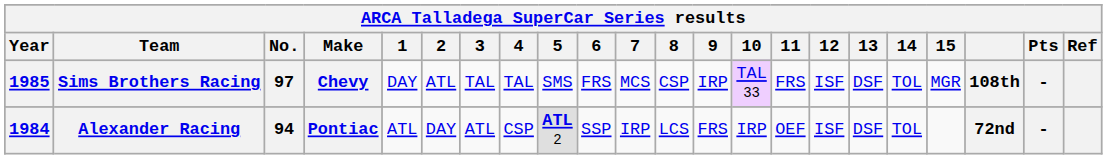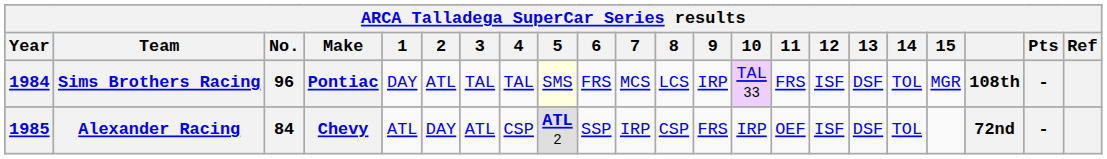(29, 83) 1985 -> (29, 83) 1984
(284, 83) 97 -> (284, 83) 96
(343, 83) Chevy -> (343, 83) Pontiac
(557, 83) no background -> (557, 83) lightyellow background
(674, 83) CSP -> (674, 83) LCS
(29, 129) 1984 -> (29, 129) 1985
(284, 129) 94 -> (284, 129) 84
(343, 129) Pontiac -> (343, 129) Chevy
(674, 129) LCS -> (674, 129) CSP
